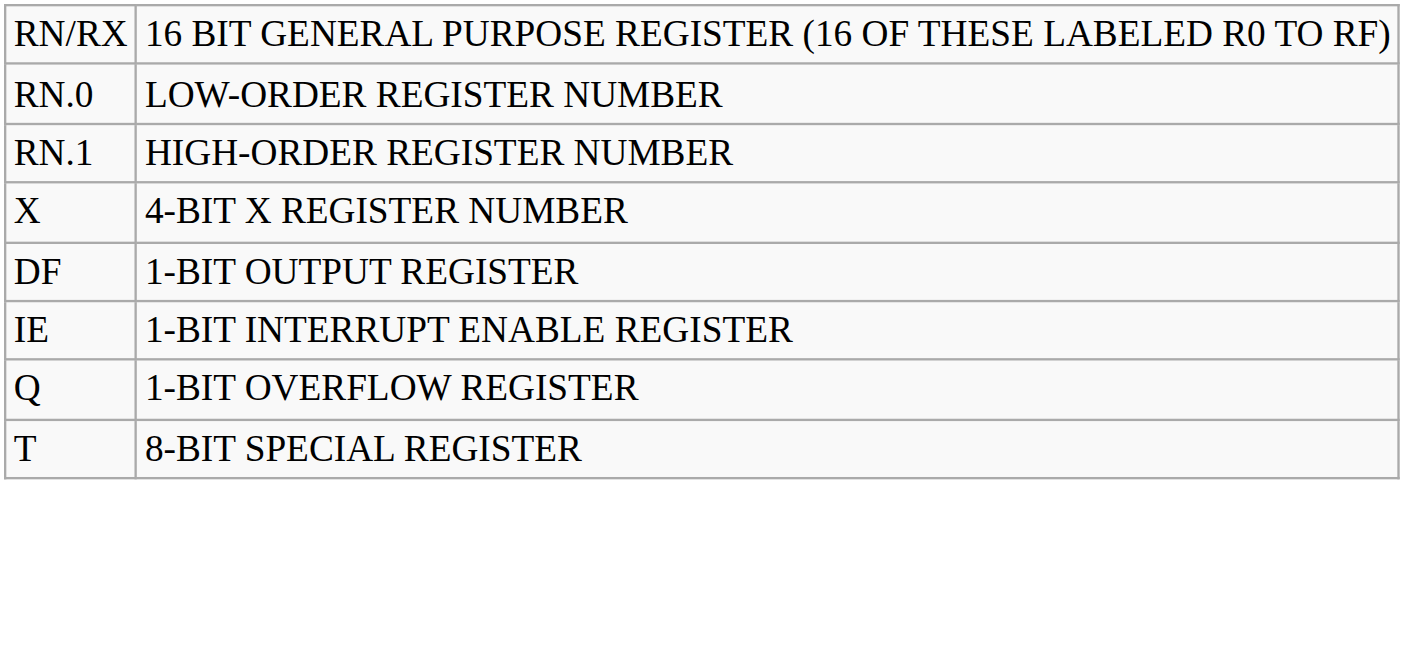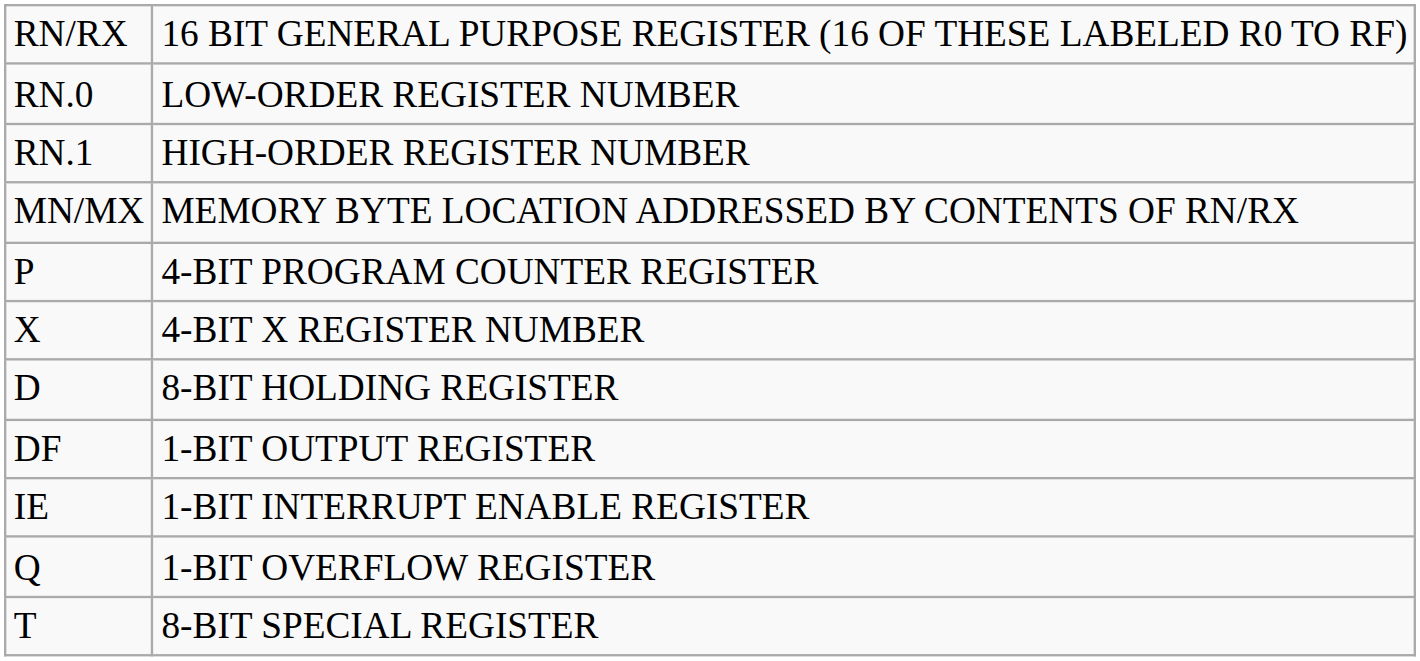+ row: (79, 211)
+ row: (24, 270)
+ row: (27, 388)
